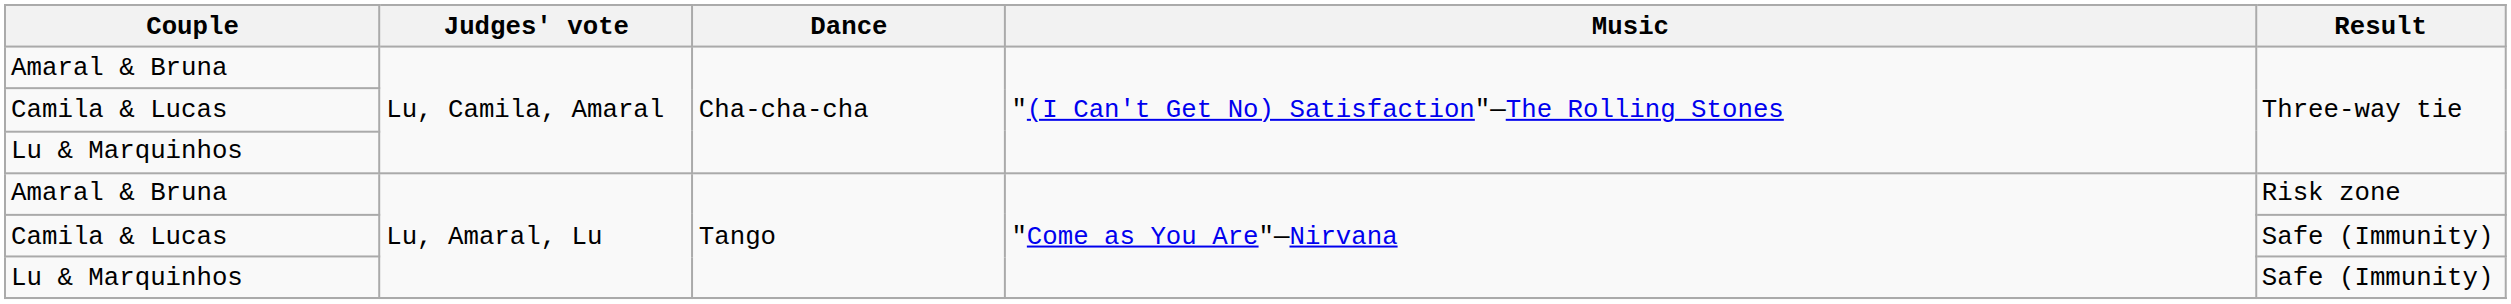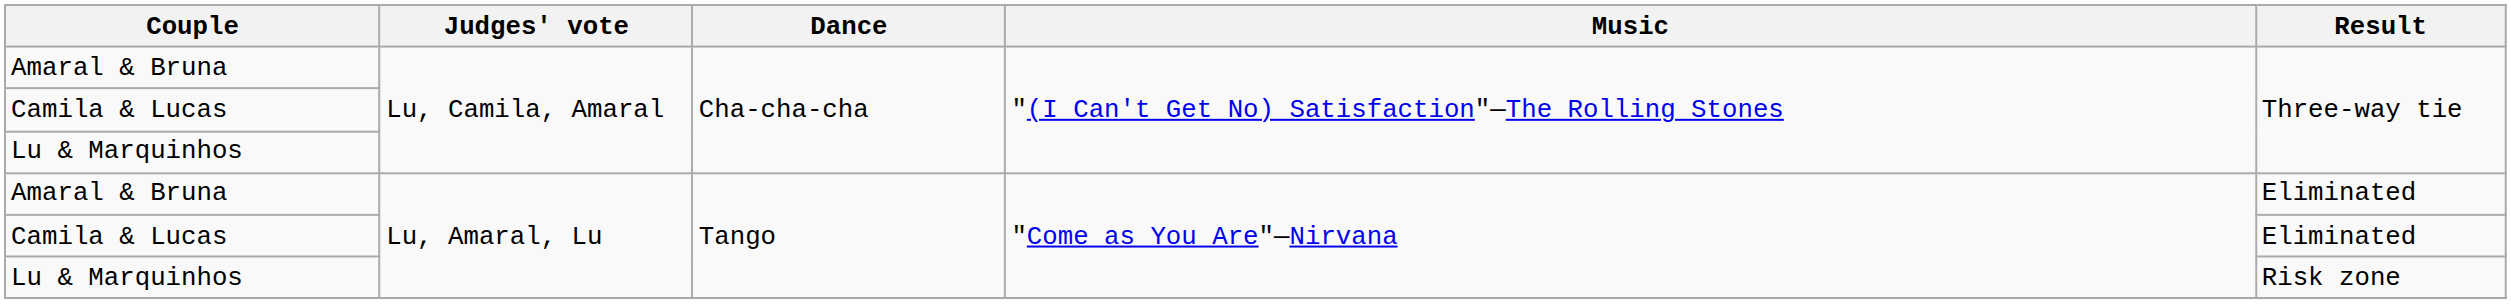(2331, 194) Risk zone -> (2339, 194) Eliminated
(2378, 236) Safe (Immunity) -> (2339, 236) Eliminated
(2378, 278) Safe (Immunity) -> (2331, 278) Risk zone
